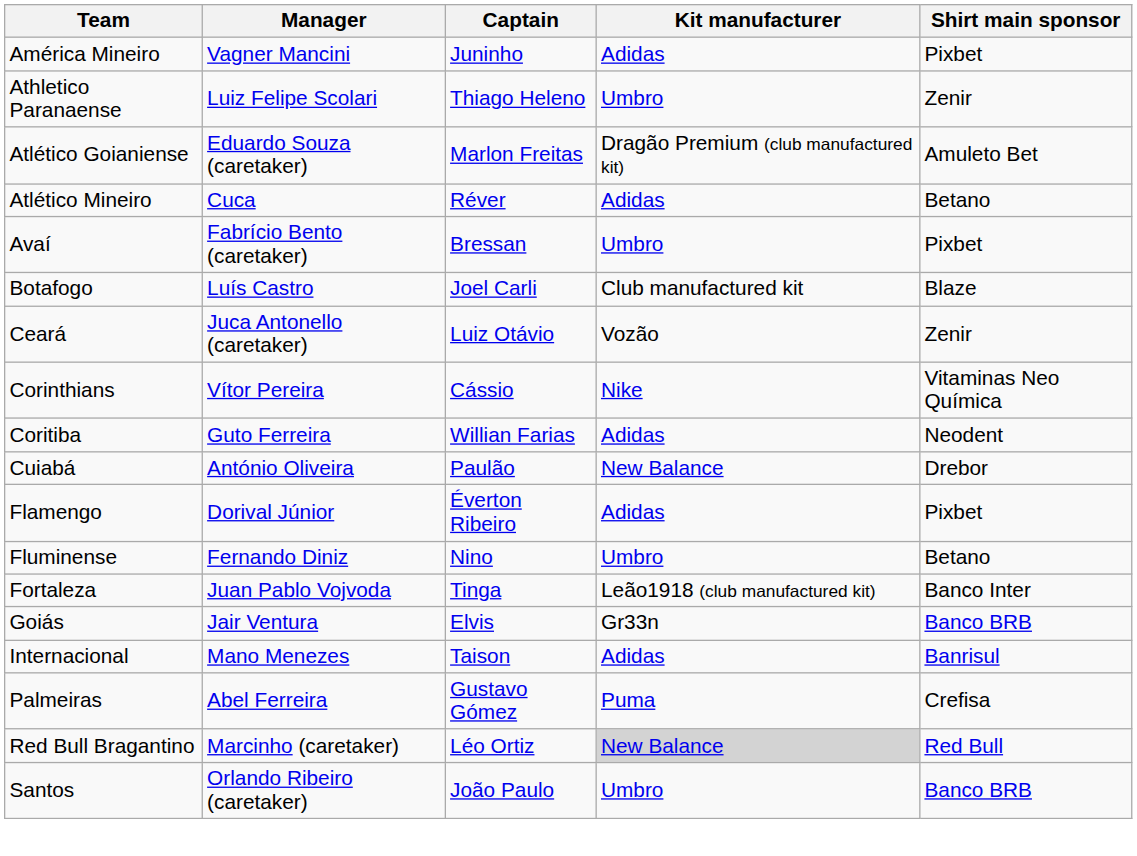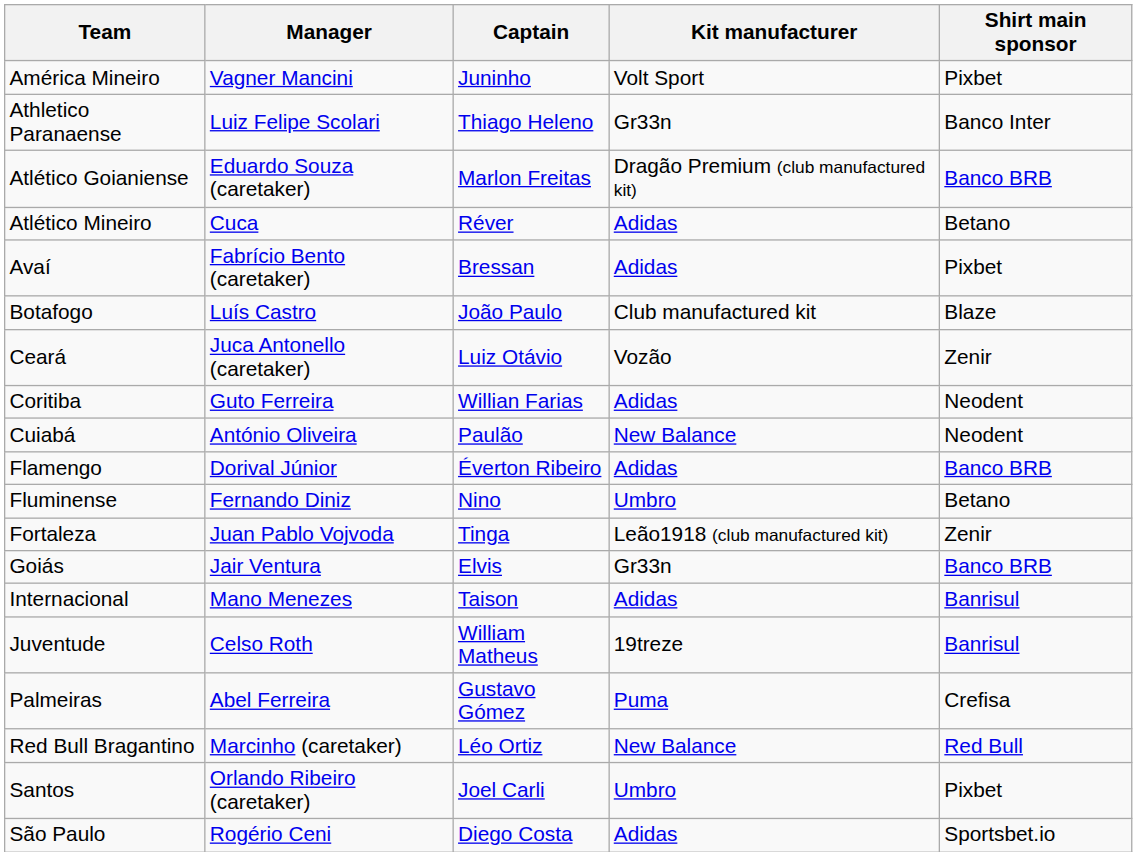(633, 53) Adidas -> (659, 77) Volt Sport
(632, 98) Umbro -> (643, 122) Gr33n
(948, 98) Zenir -> (998, 122) Banco Inter
(981, 155) Amuleto Bet -> (998, 178) Banco BRB
(632, 244) Umbro -> (646, 267) Adidas
(493, 289) Joel Carli -> (510, 312) João Paulo
- row: (62, 390)
(956, 467) Drebor -> (984, 434) Neodent
(953, 512) Pixbet -> (998, 467) Banco BRB
(978, 590) Banco Inter -> (968, 533) Zenir
+ row: (57, 644)
(662, 745) lightgrey background -> (675, 745) no background
(502, 790) João Paulo -> (501, 790) Joel Carli
(978, 790) Banco BRB -> (973, 790) Pixbet
+ row: (57, 834)
